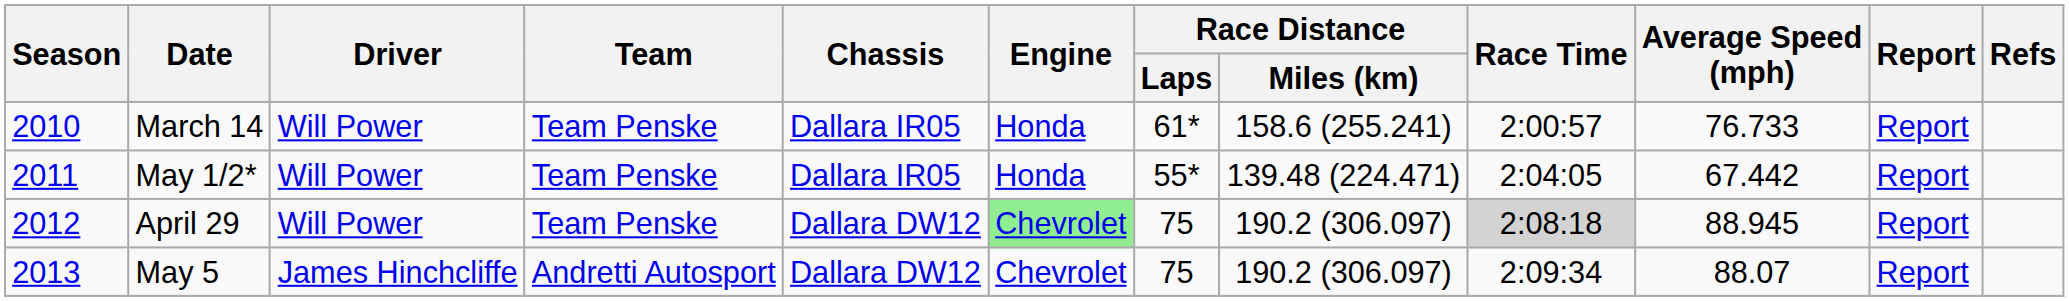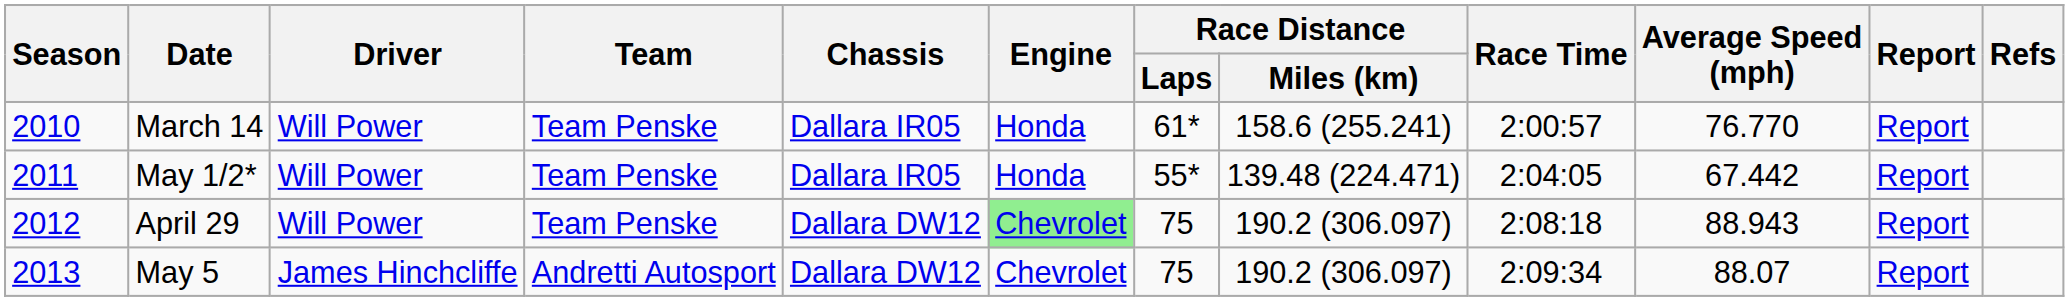(1752, 127) 76.733 -> (1752, 127) 76.770
(1551, 224) lightgrey background -> (1551, 224) no background
(1752, 224) 88.945 -> (1752, 224) 88.943
